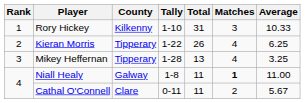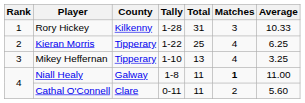(172, 28) 1-10 -> (172, 28) 1-28
(199, 43) 26 -> (199, 43) 25
(172, 59) 1-28 -> (172, 59) 1-10
(278, 91) 5.67 -> (278, 91) 5.60
